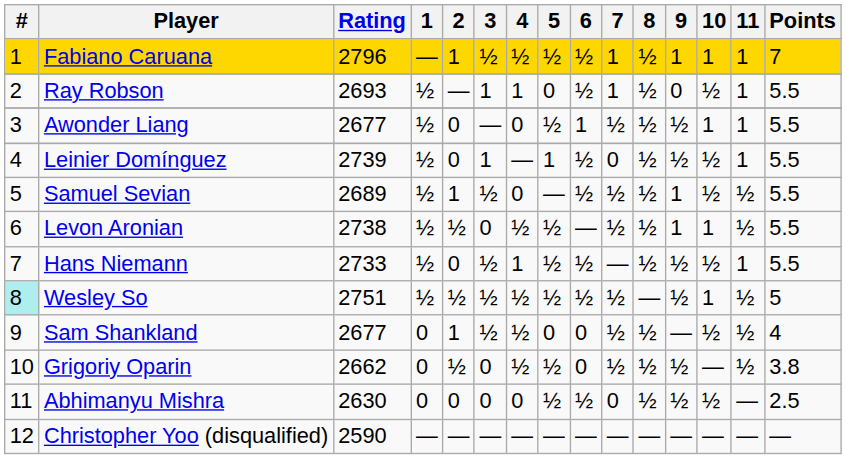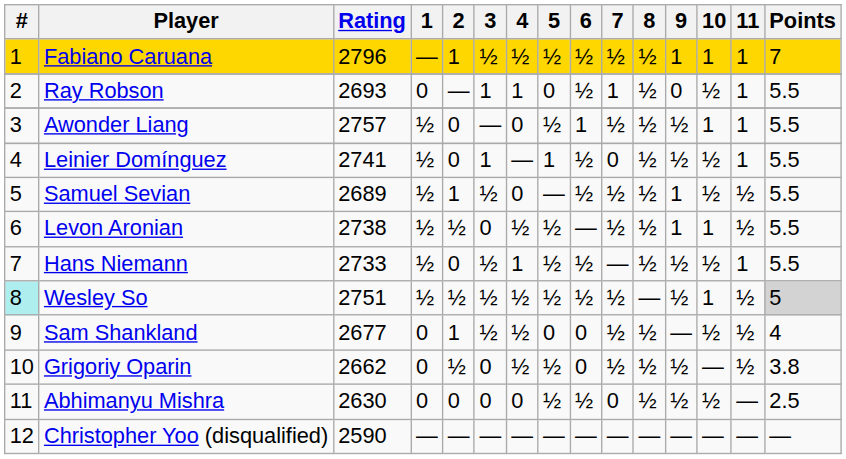(613, 56) 1 -> (616, 56) ½
(425, 90) ½ -> (422, 90) 0
(362, 125) 2677 -> (362, 125) 2757
(362, 159) 2739 -> (362, 159) 2741
(775, 297) no background -> (775, 297) lightgrey background
